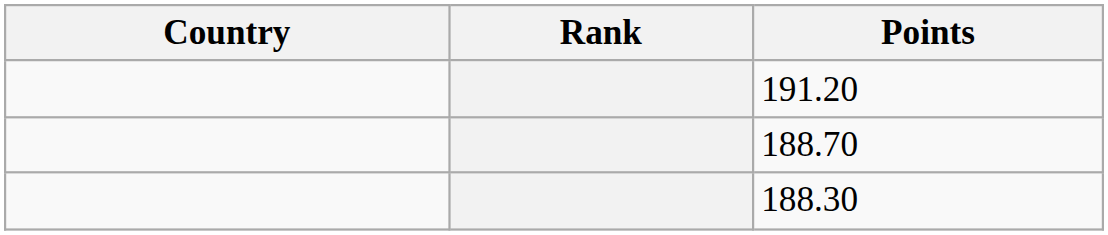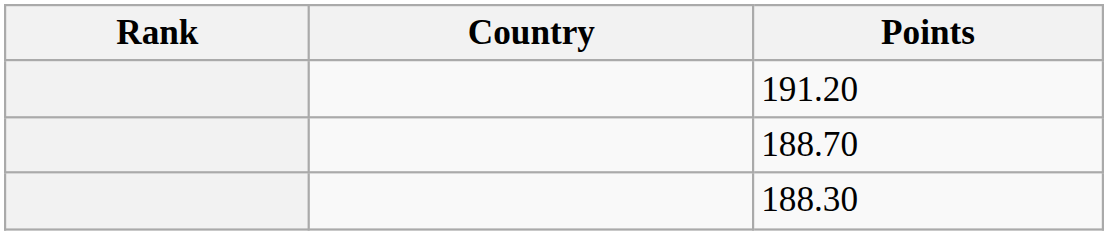columns swapped: (601, 32) <-> (227, 32)
